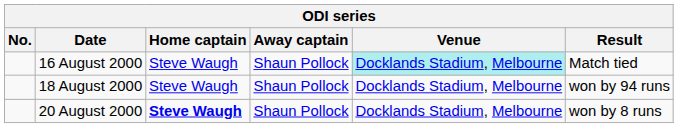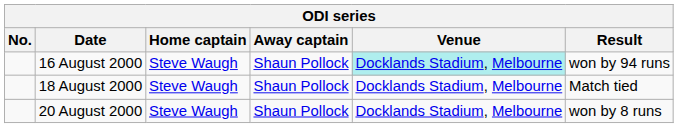(603, 63) Match tied -> (620, 63) won by 94 runs
(620, 87) won by 94 runs -> (603, 87) Match tied
(195, 110) bold -> (193, 110) normal
